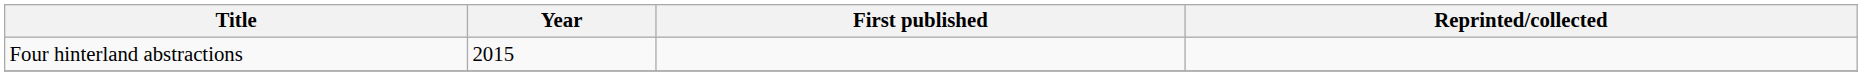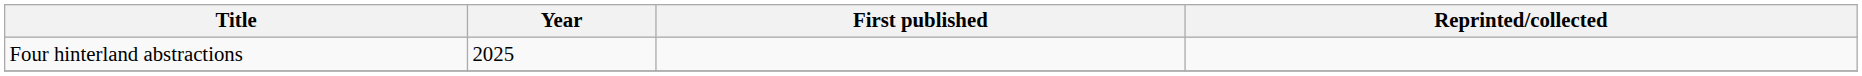(493, 53) 2015 -> (493, 53) 2025
